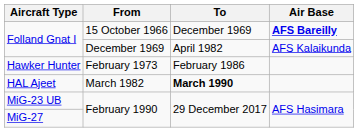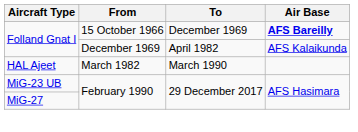- row: (44, 65)
(203, 83) bold -> (198, 65) normal
